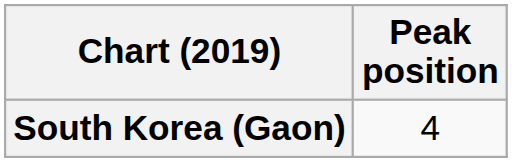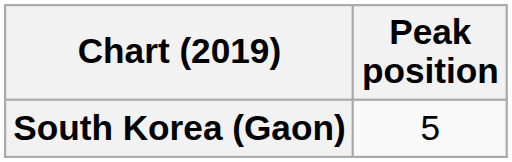(430, 127) 4 -> (430, 127) 5
